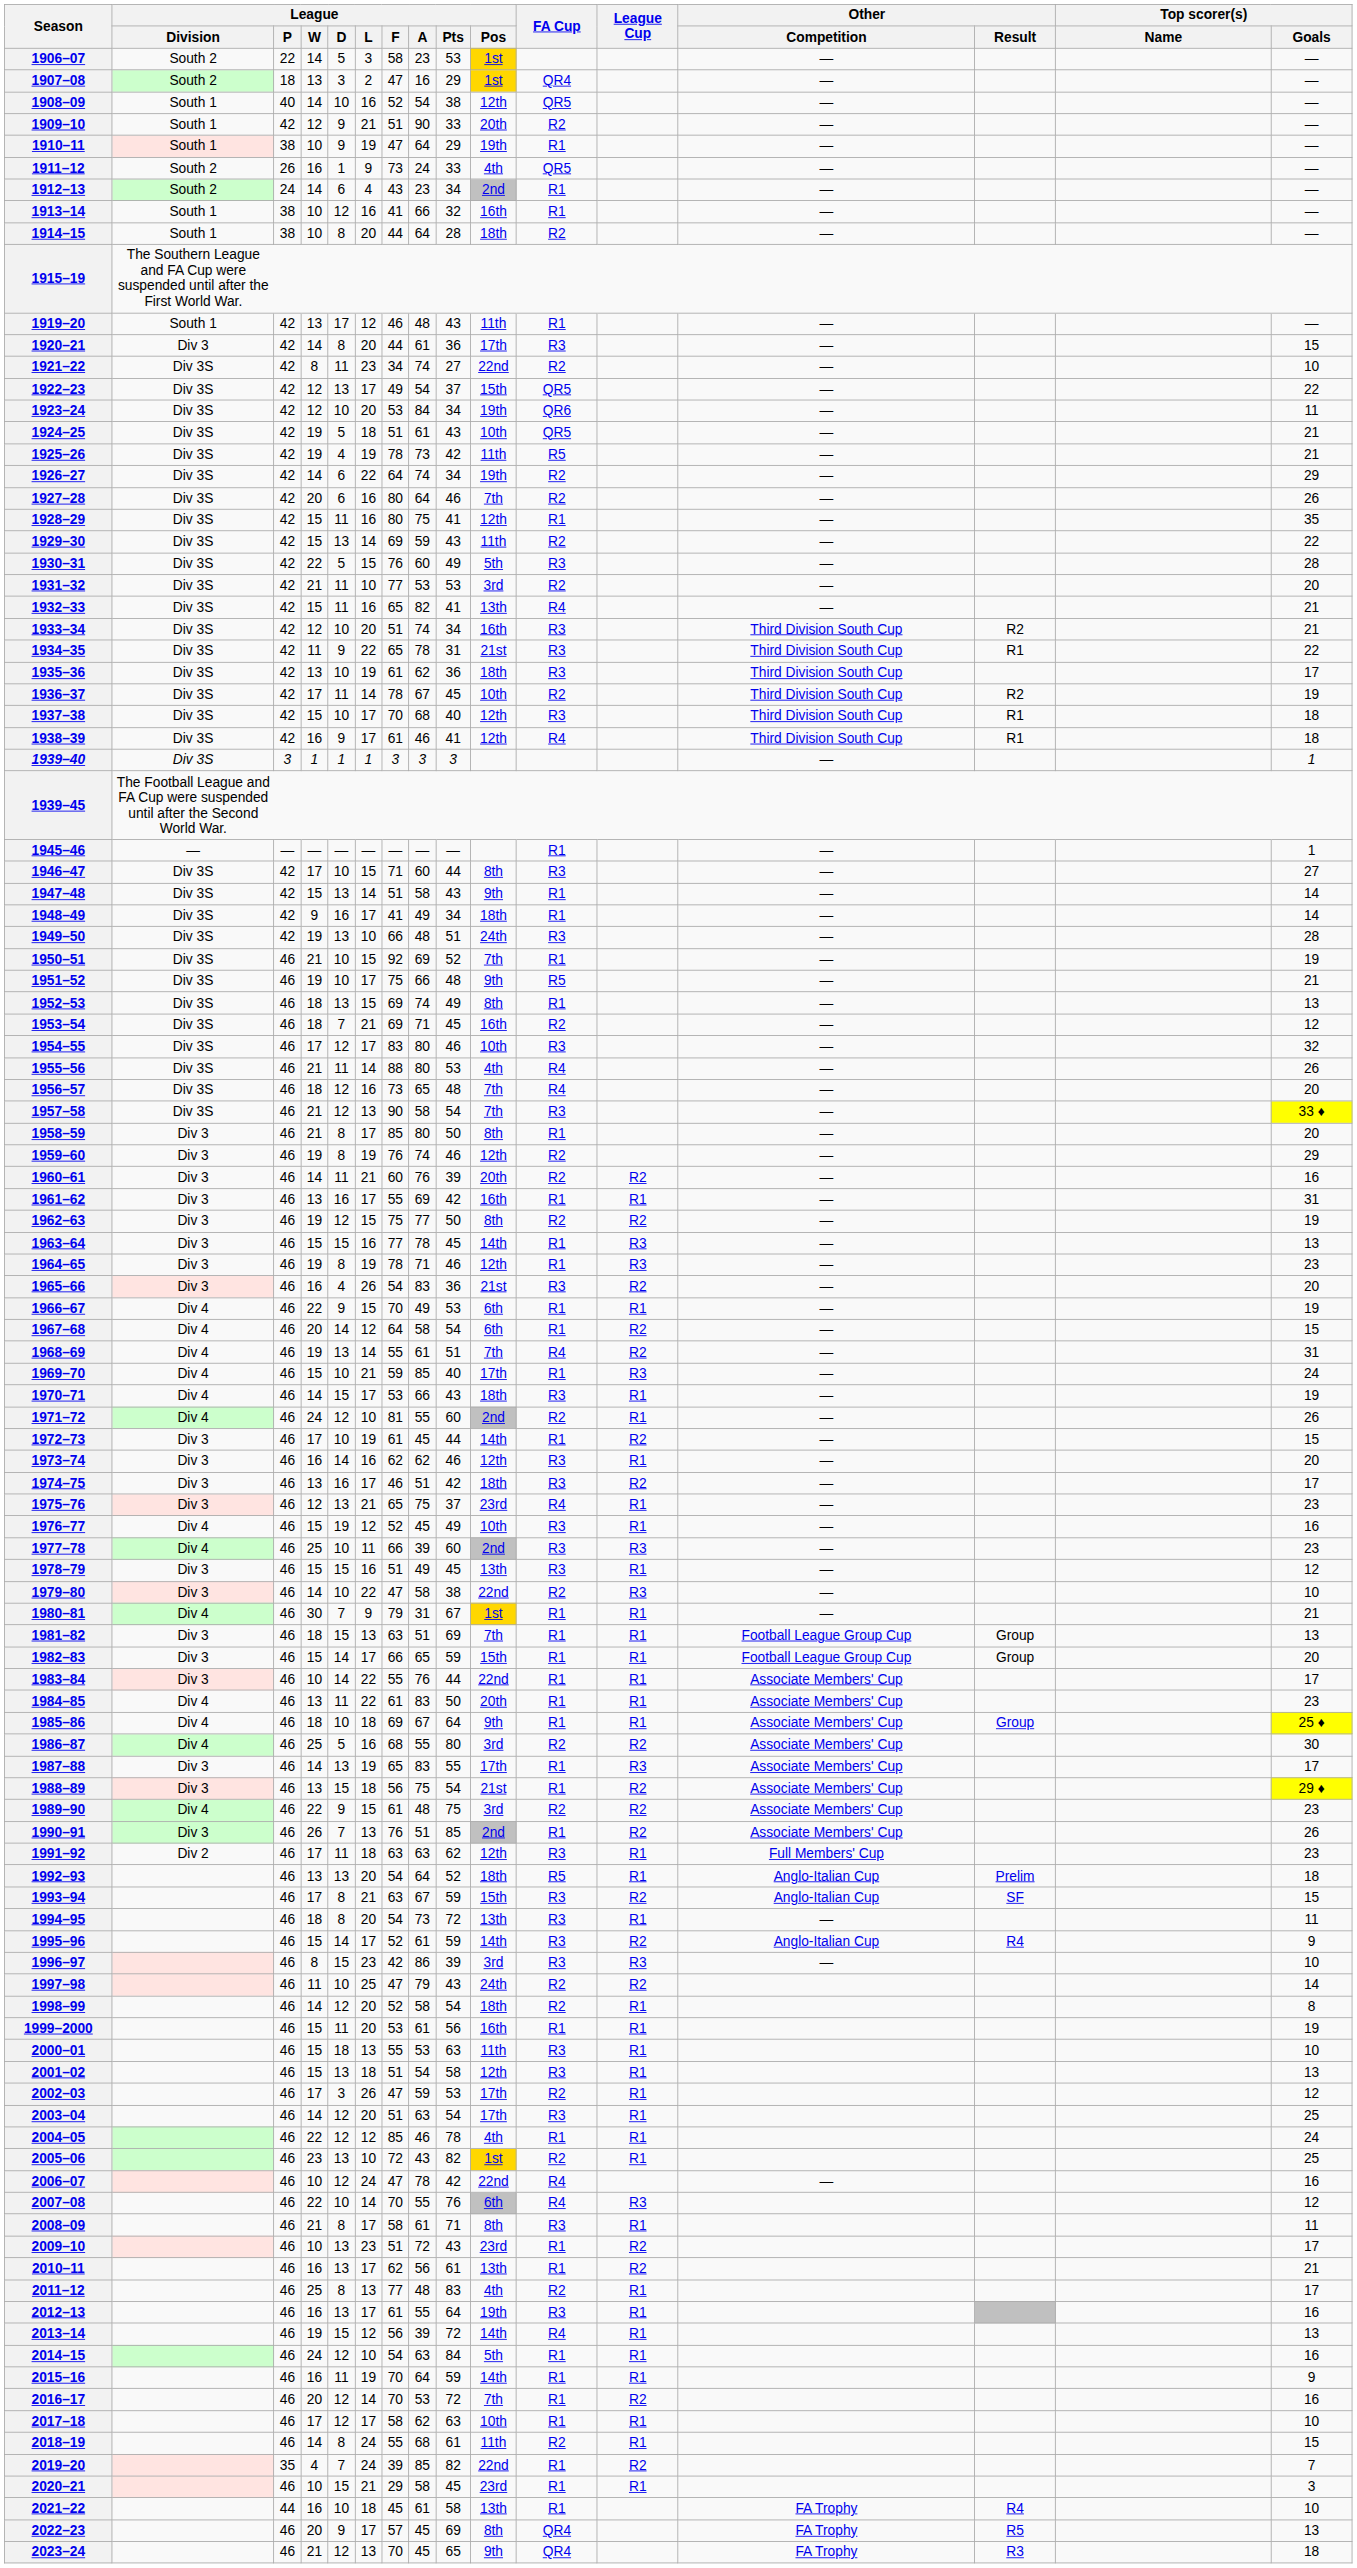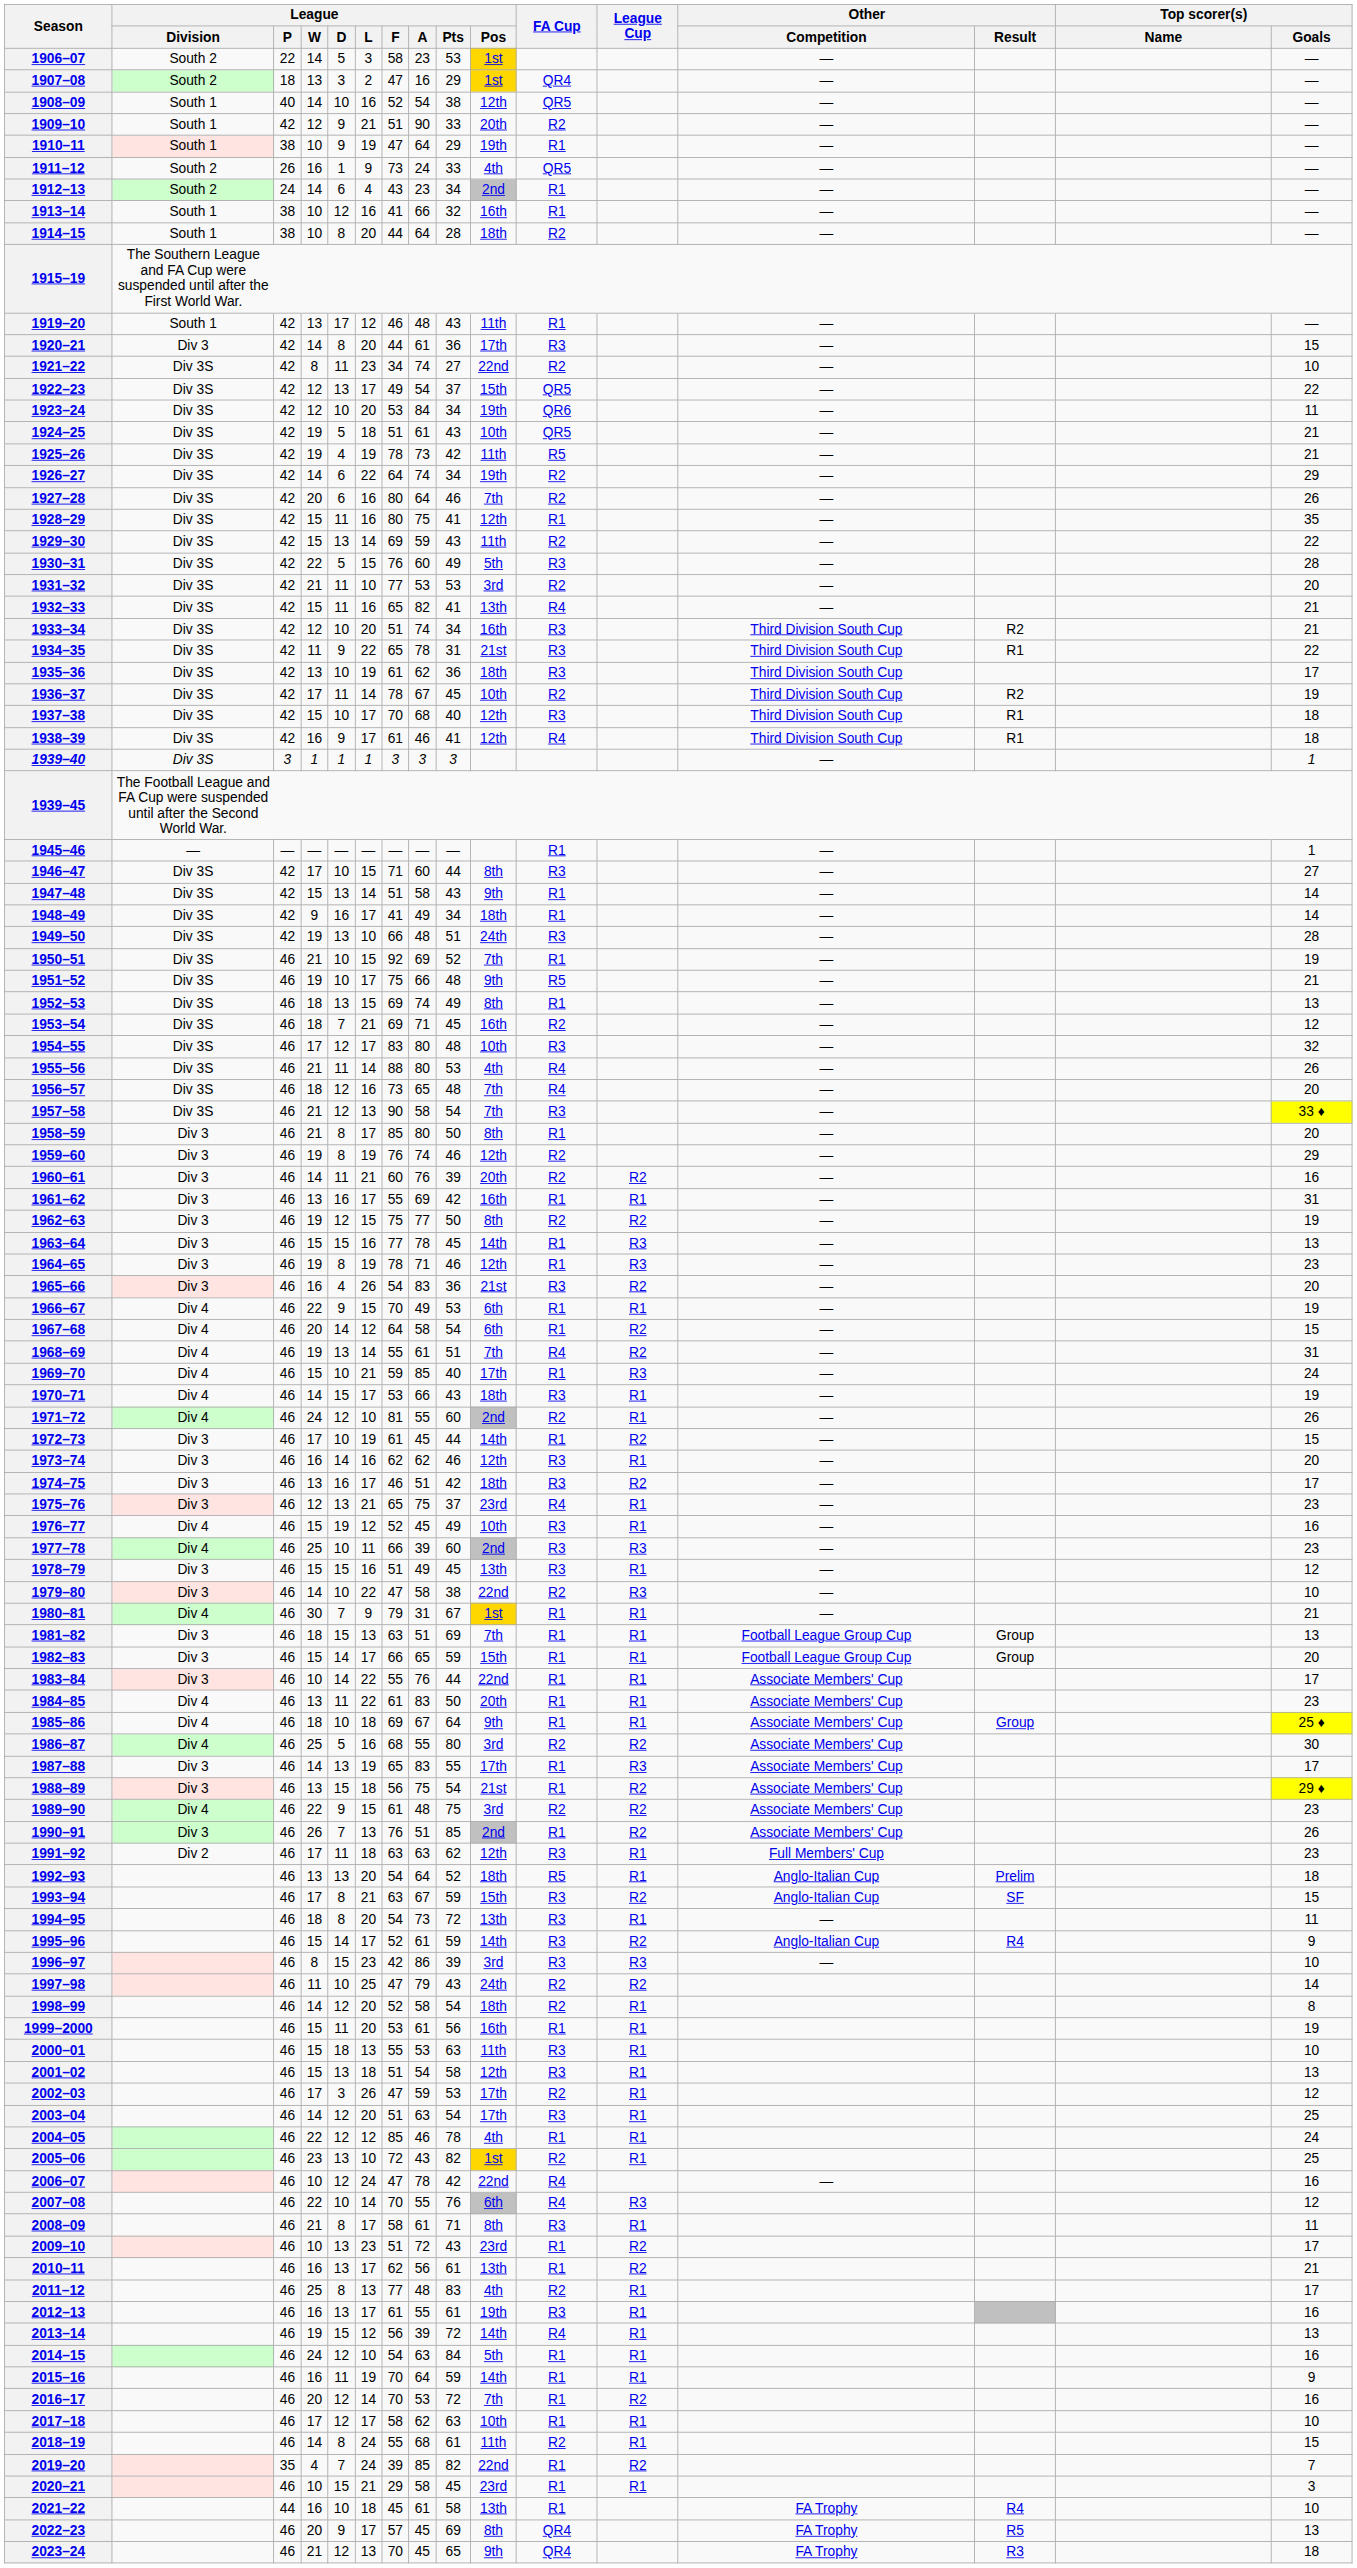(453, 1046) 46 -> (453, 1046) 48
(453, 2312) 64 -> (453, 2312) 61
